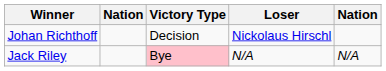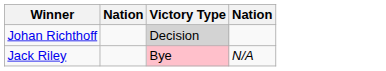- column: (282, 14)
(174, 35) no background -> (174, 35) lightgrey background
